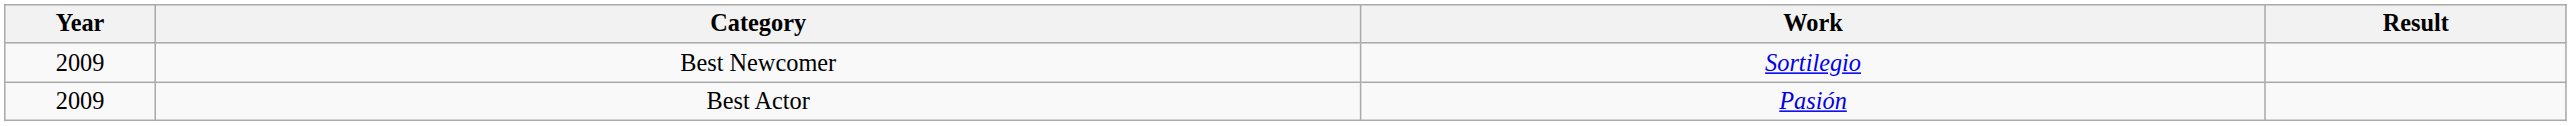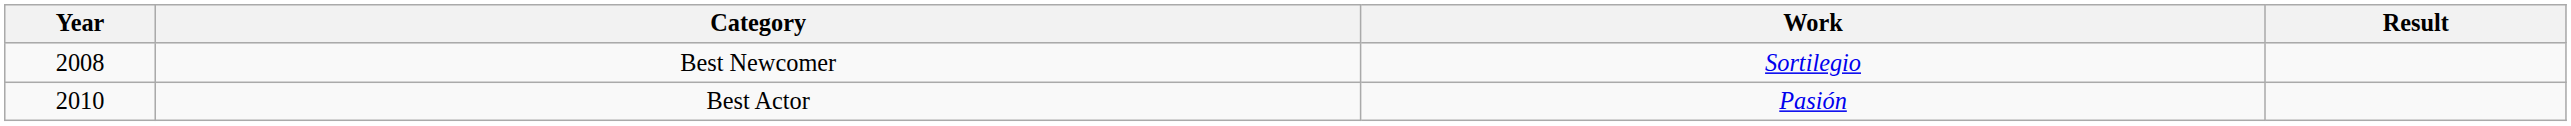(80, 62) 2009 -> (80, 62) 2008
(80, 100) 2009 -> (80, 100) 2010
